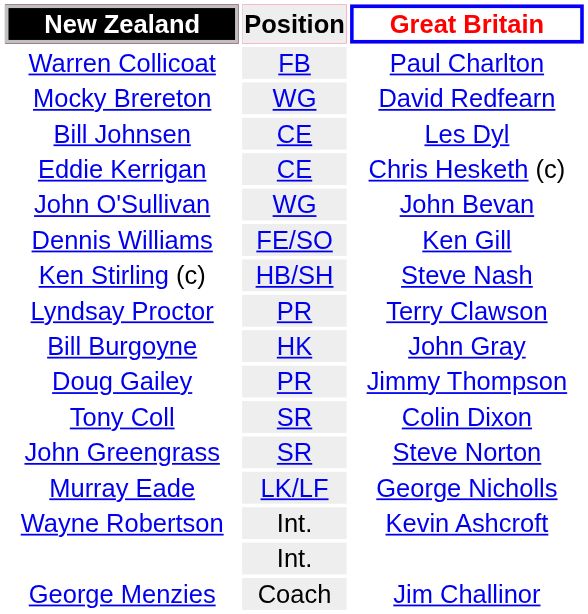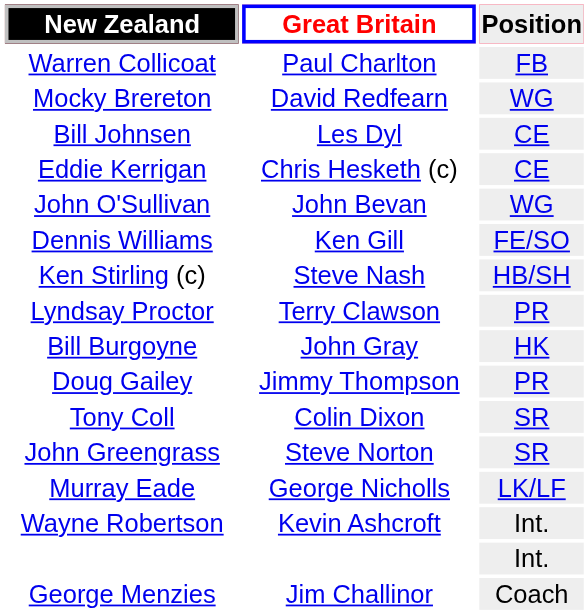columns swapped: (295, 24) <-> (467, 24)
